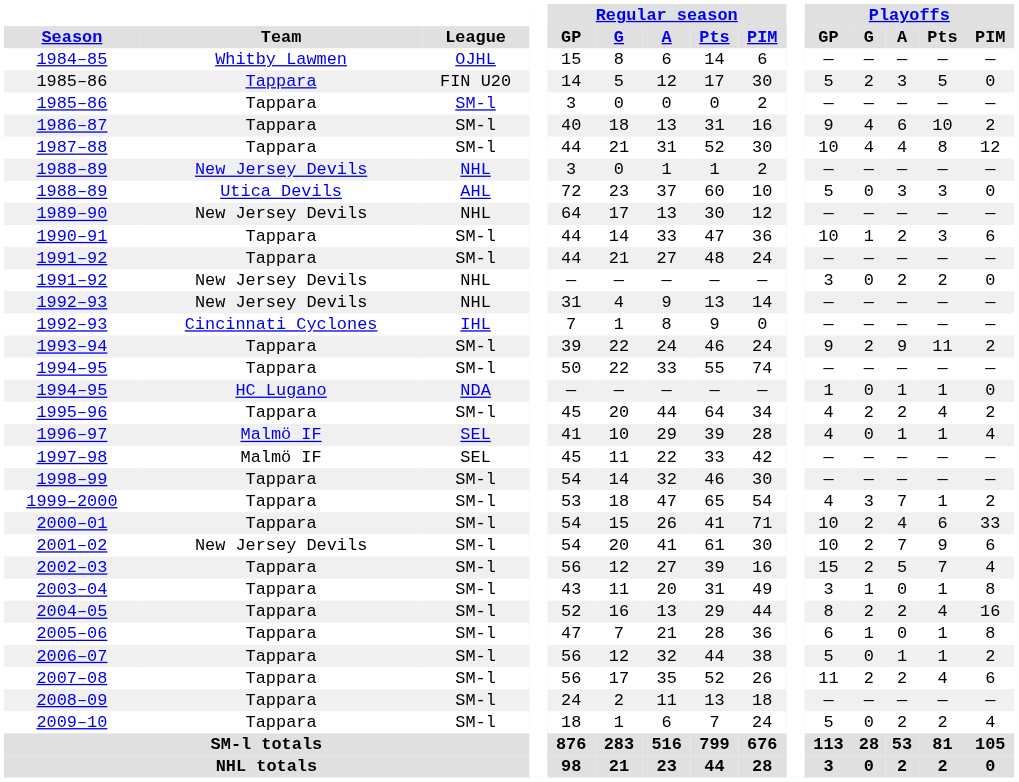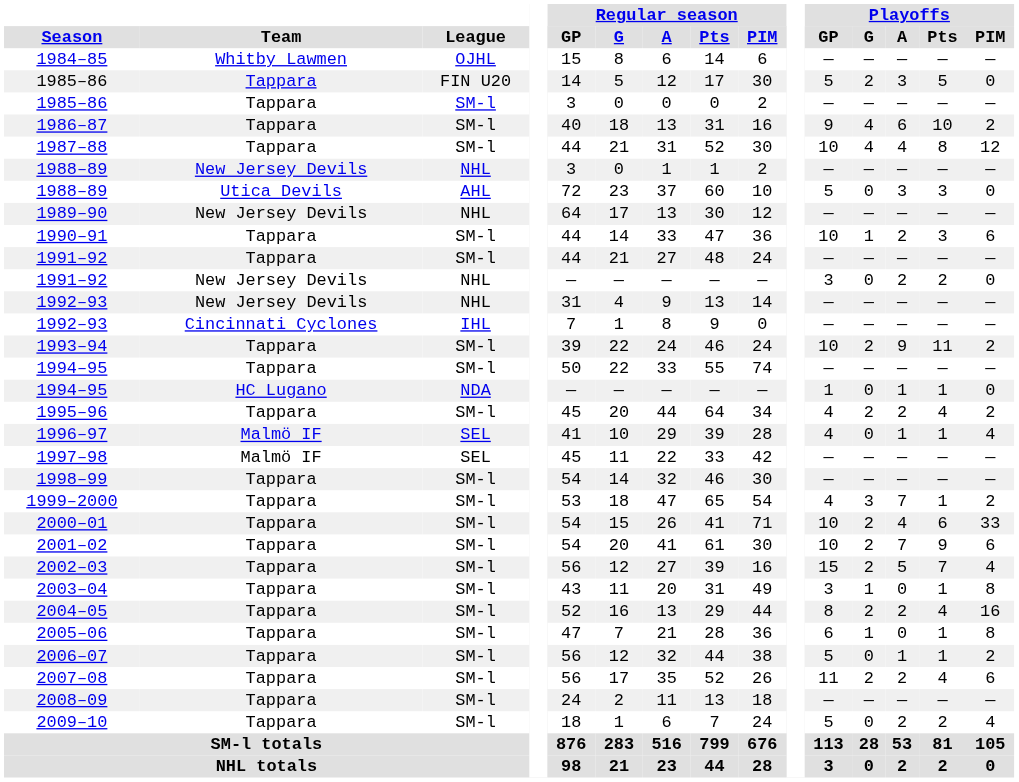(828, 347) 9 -> (828, 347) 10
(281, 545) New Jersey Devils -> (281, 545) Tappara
